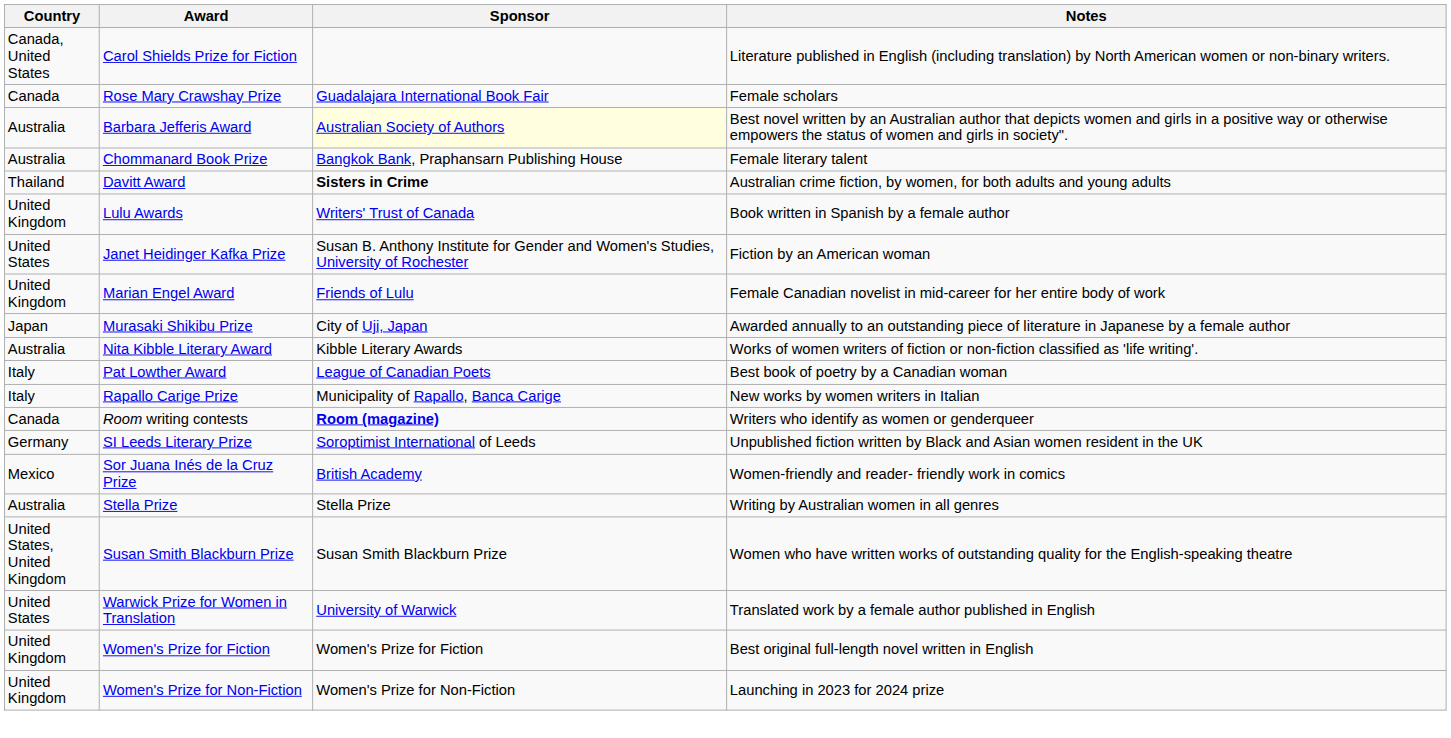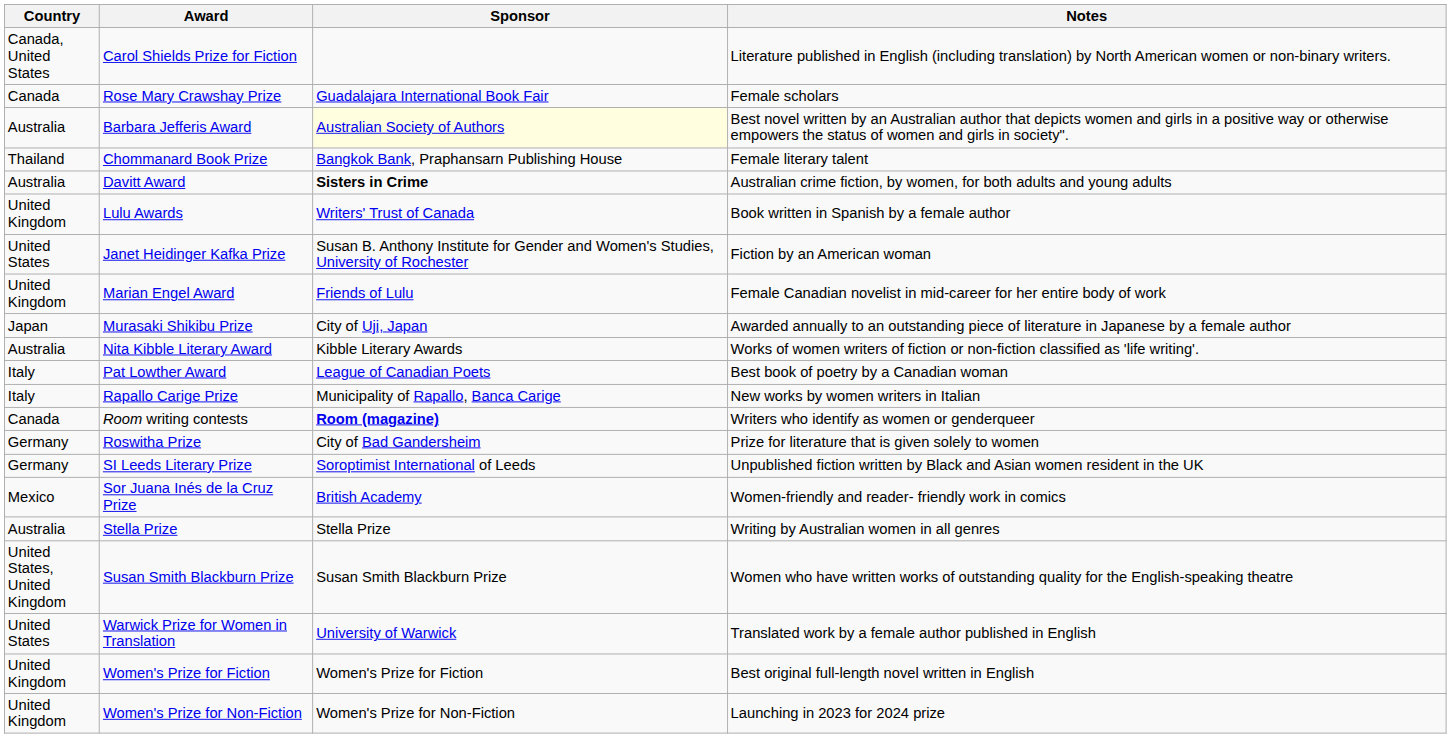(36, 159) Australia -> (36, 159) Thailand
(36, 182) Thailand -> (36, 182) Australia
+ row: (152, 442)
